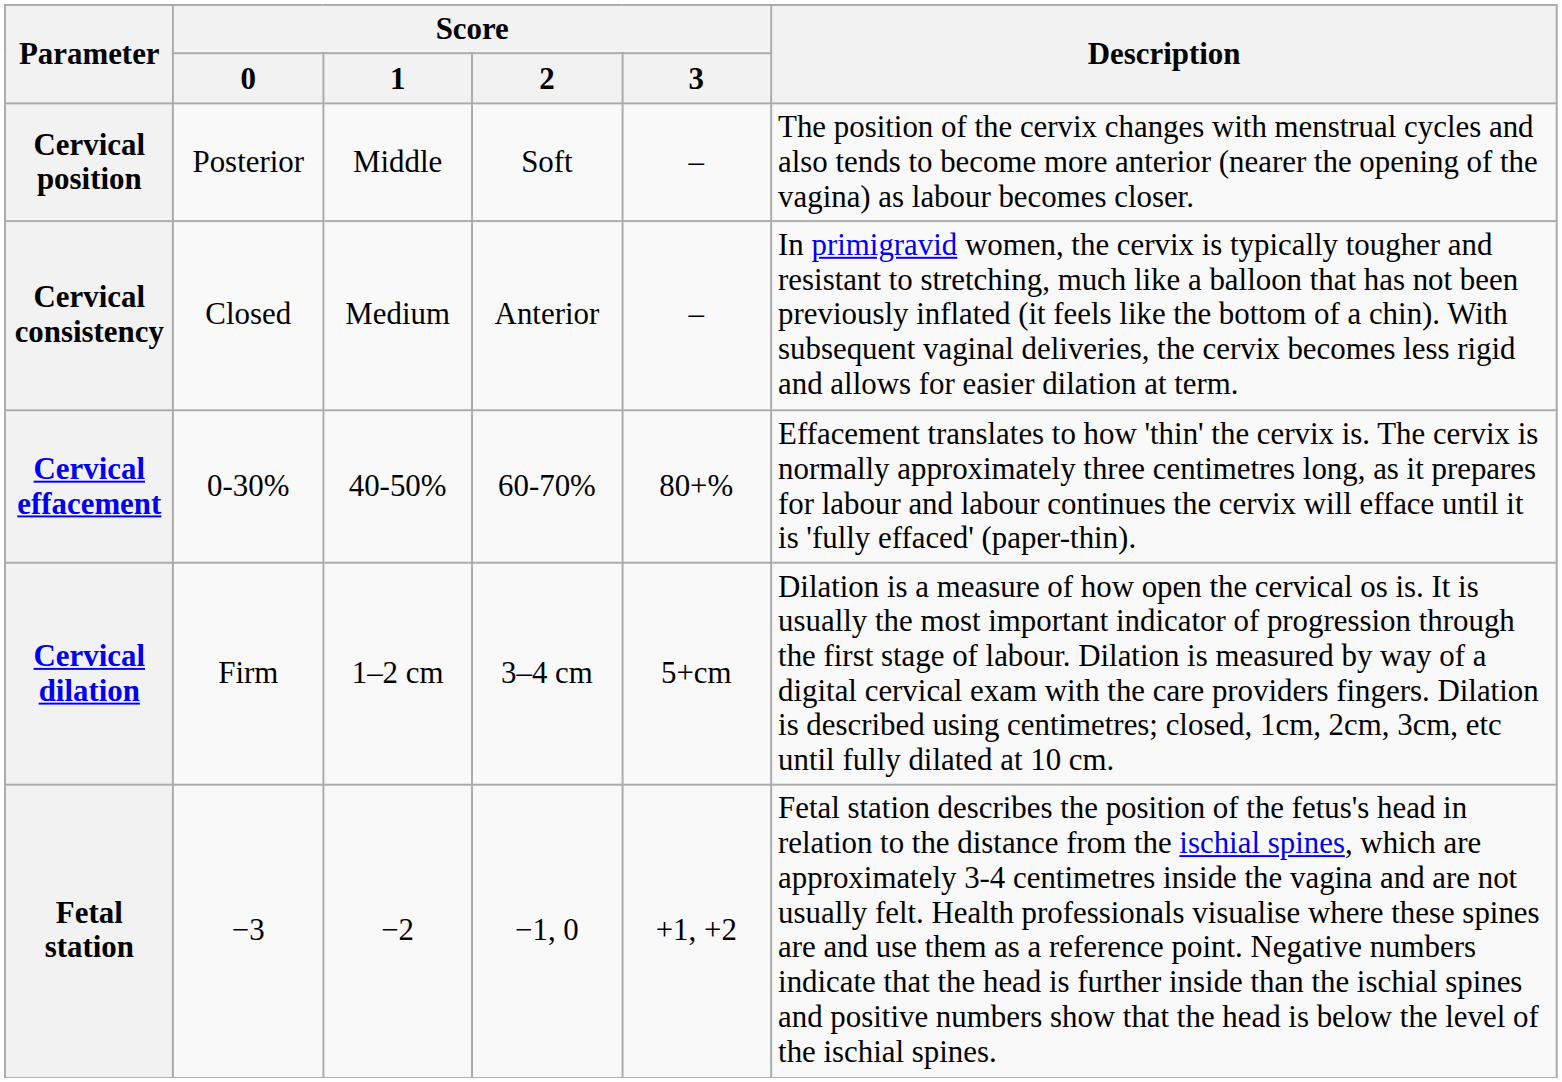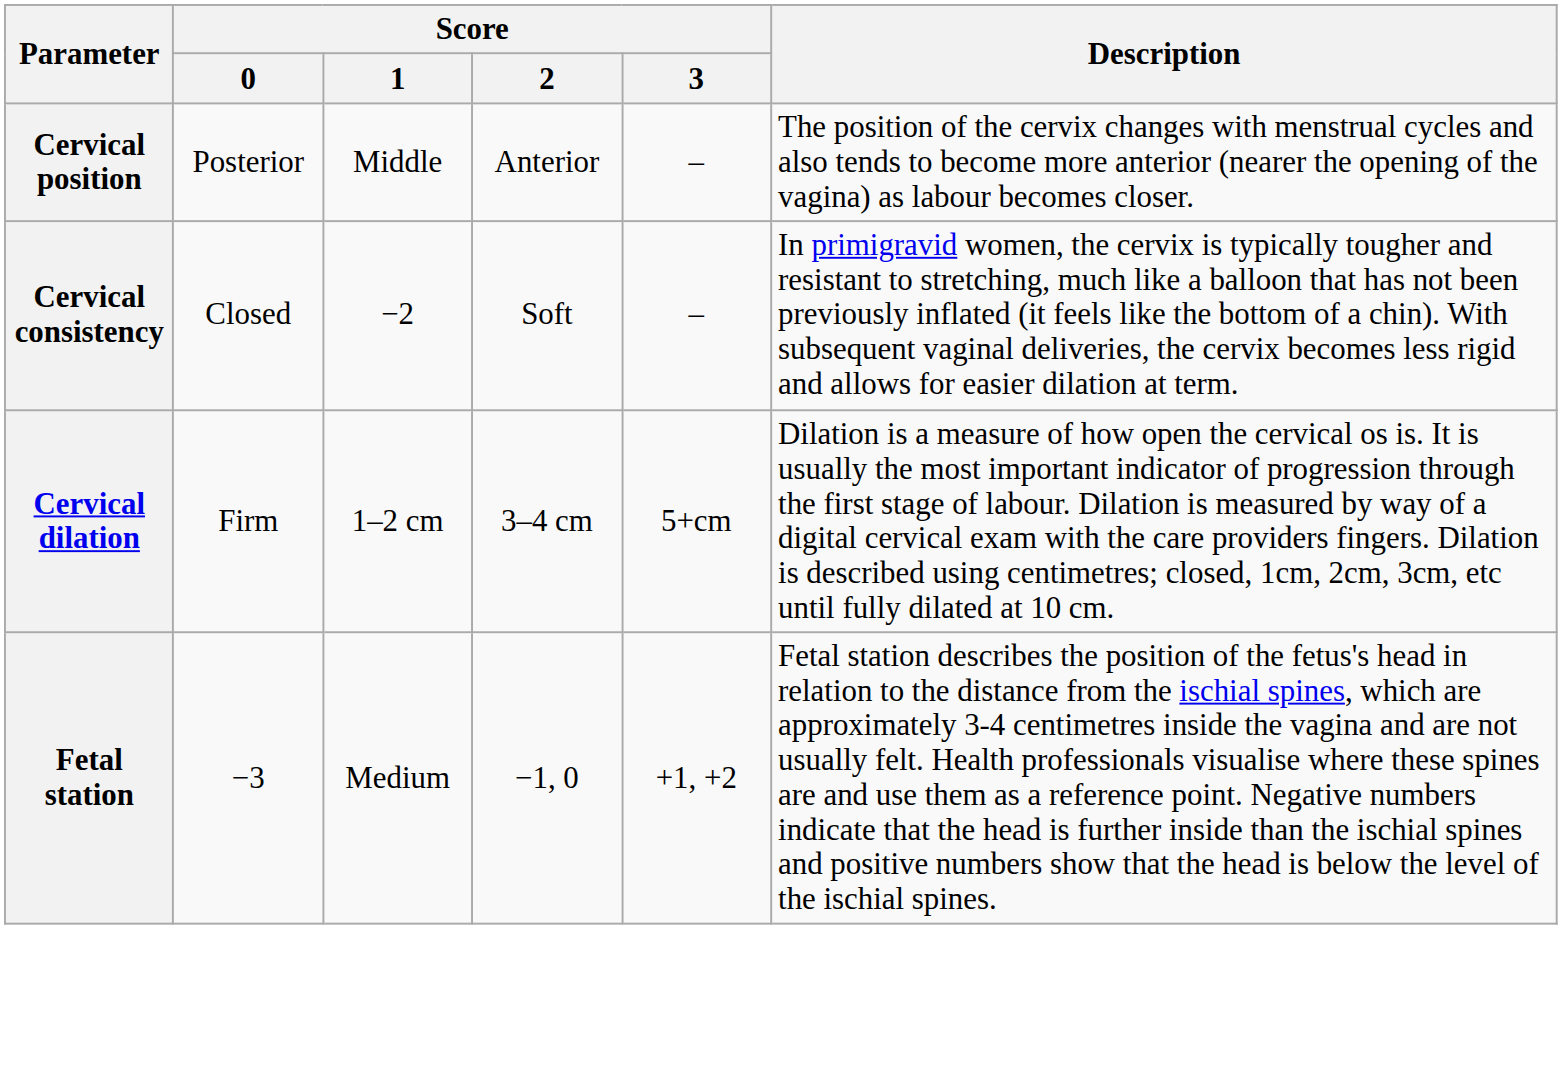(547, 161) Soft -> (547, 161) Anterior
(398, 314) Medium -> (398, 314) −2
(547, 314) Anterior -> (547, 314) Soft
- row: (89, 485)
(398, 930) −2 -> (398, 777) Medium
